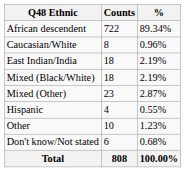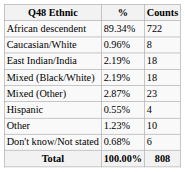columns swapped: (119, 12) <-> (159, 12)
